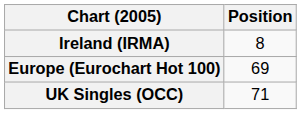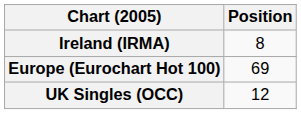(260, 95) 71 -> (260, 95) 12
